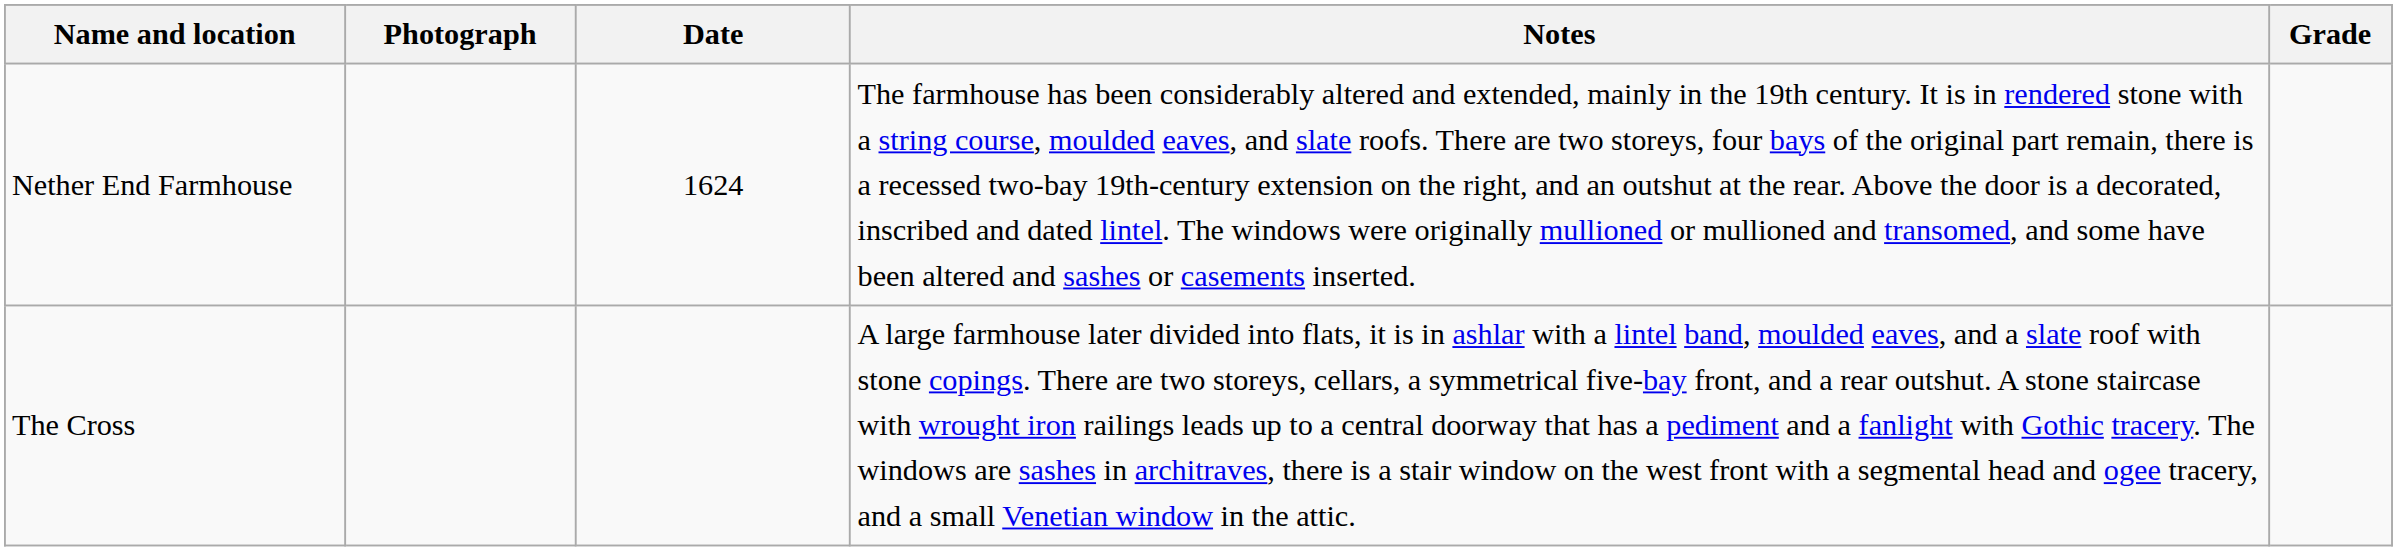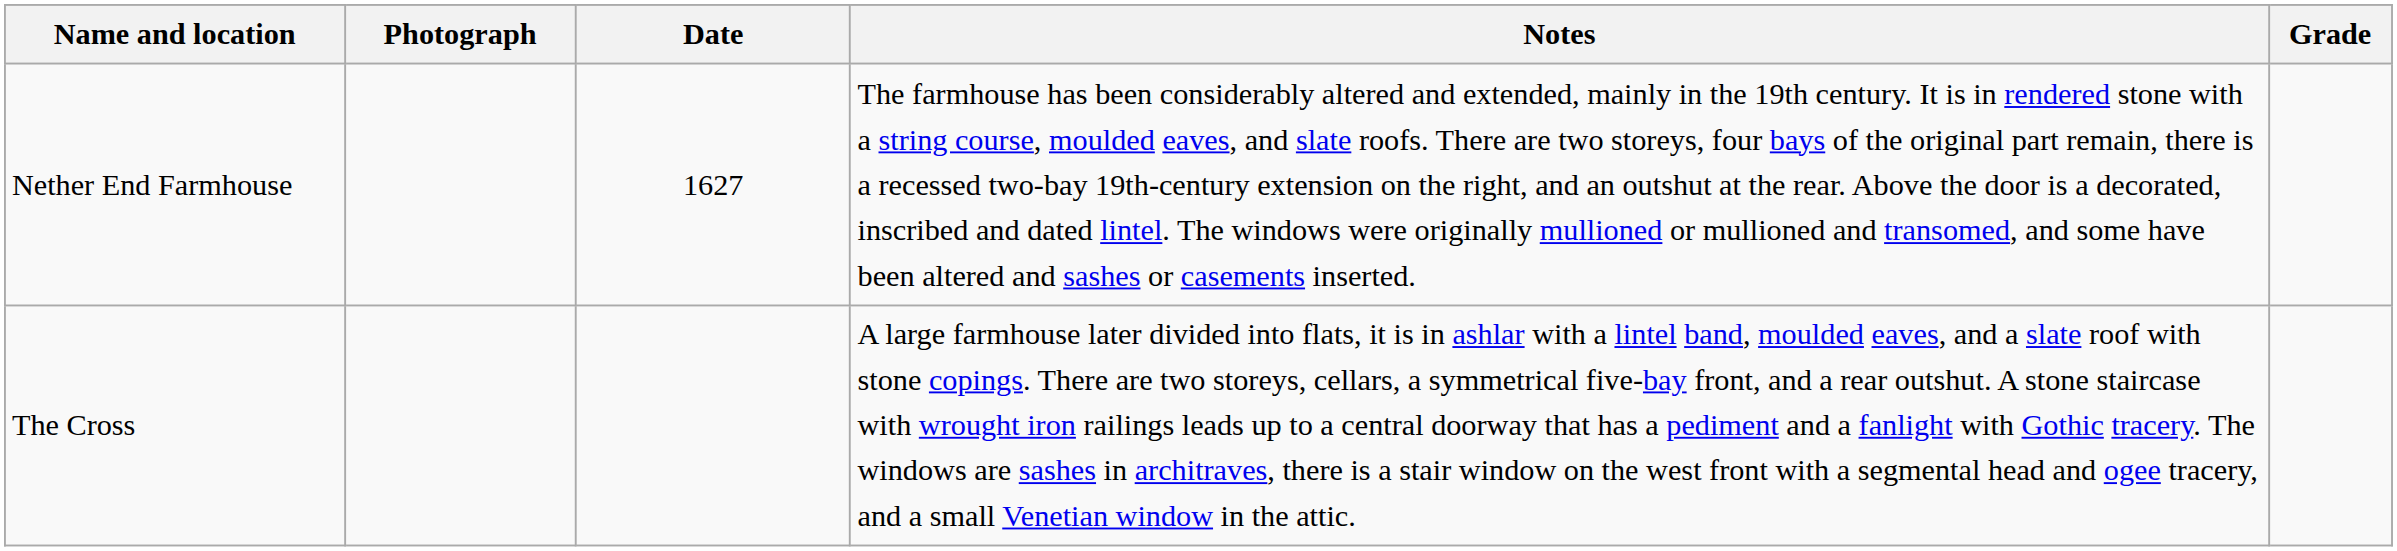(713, 184) 1624 -> (713, 184) 1627
